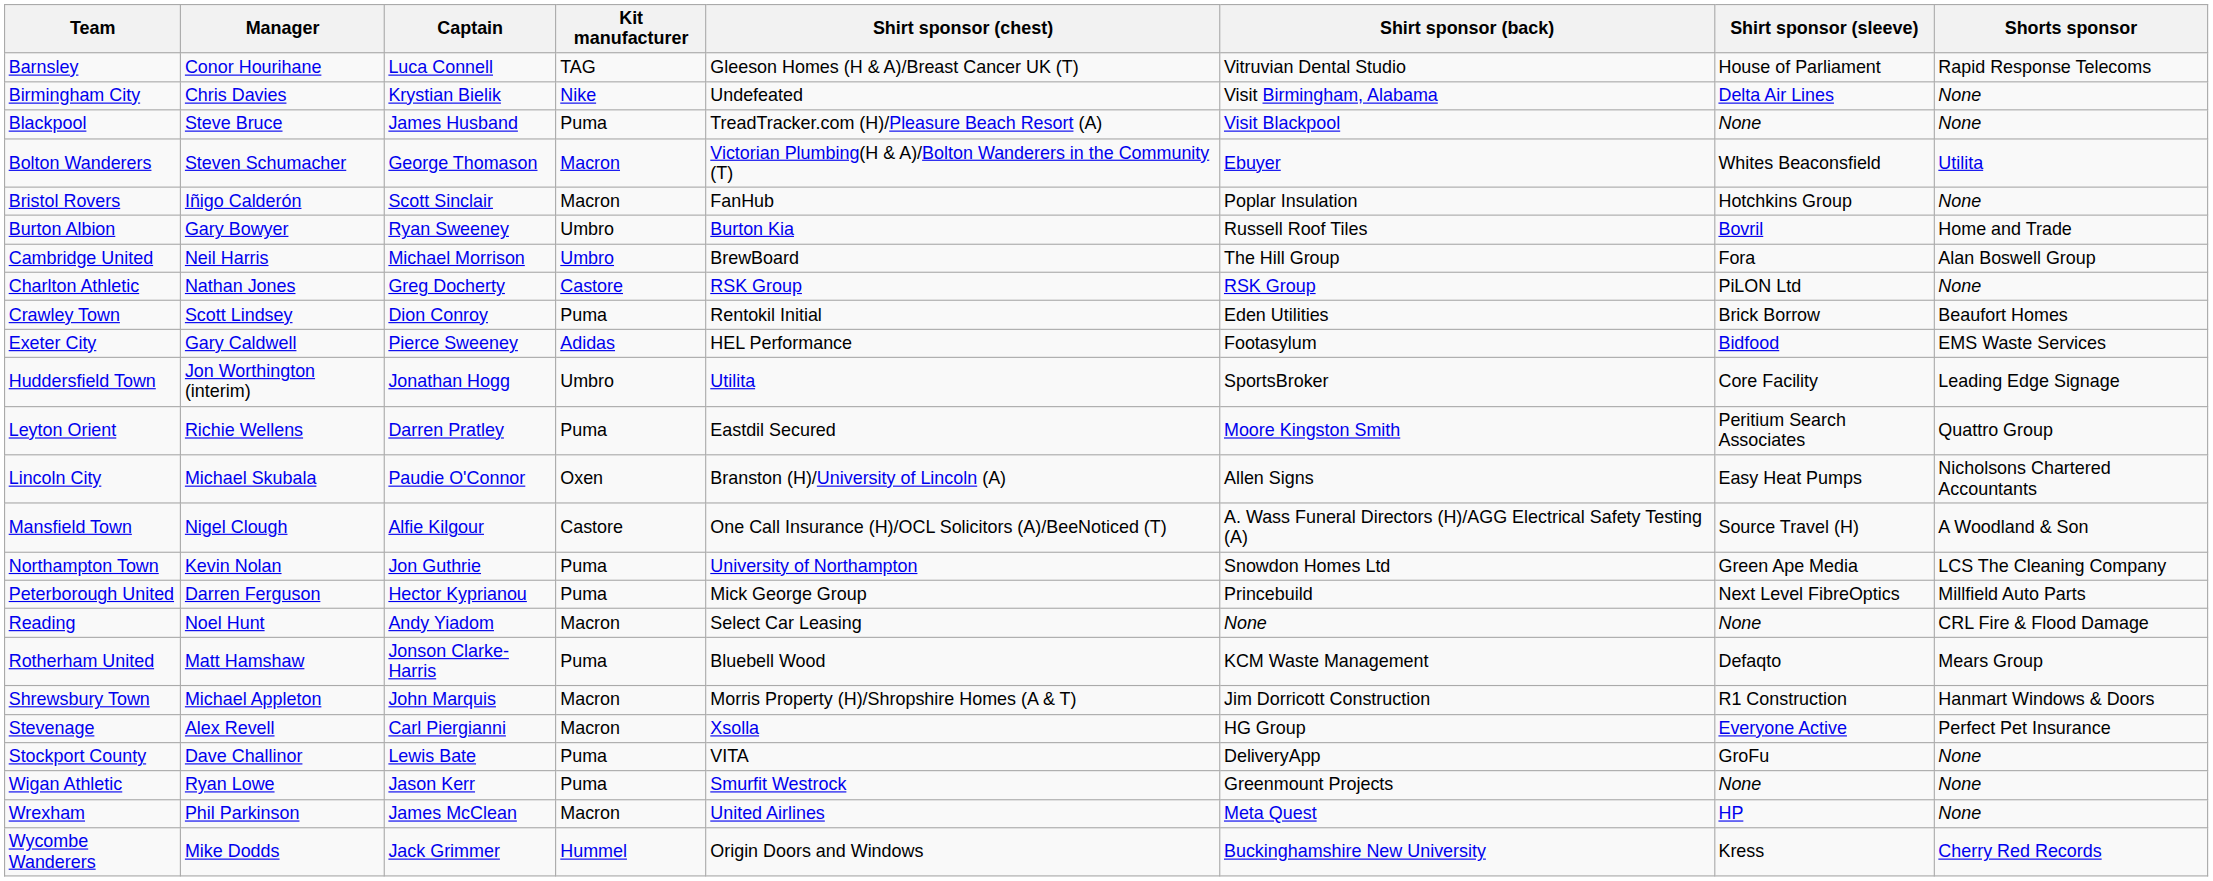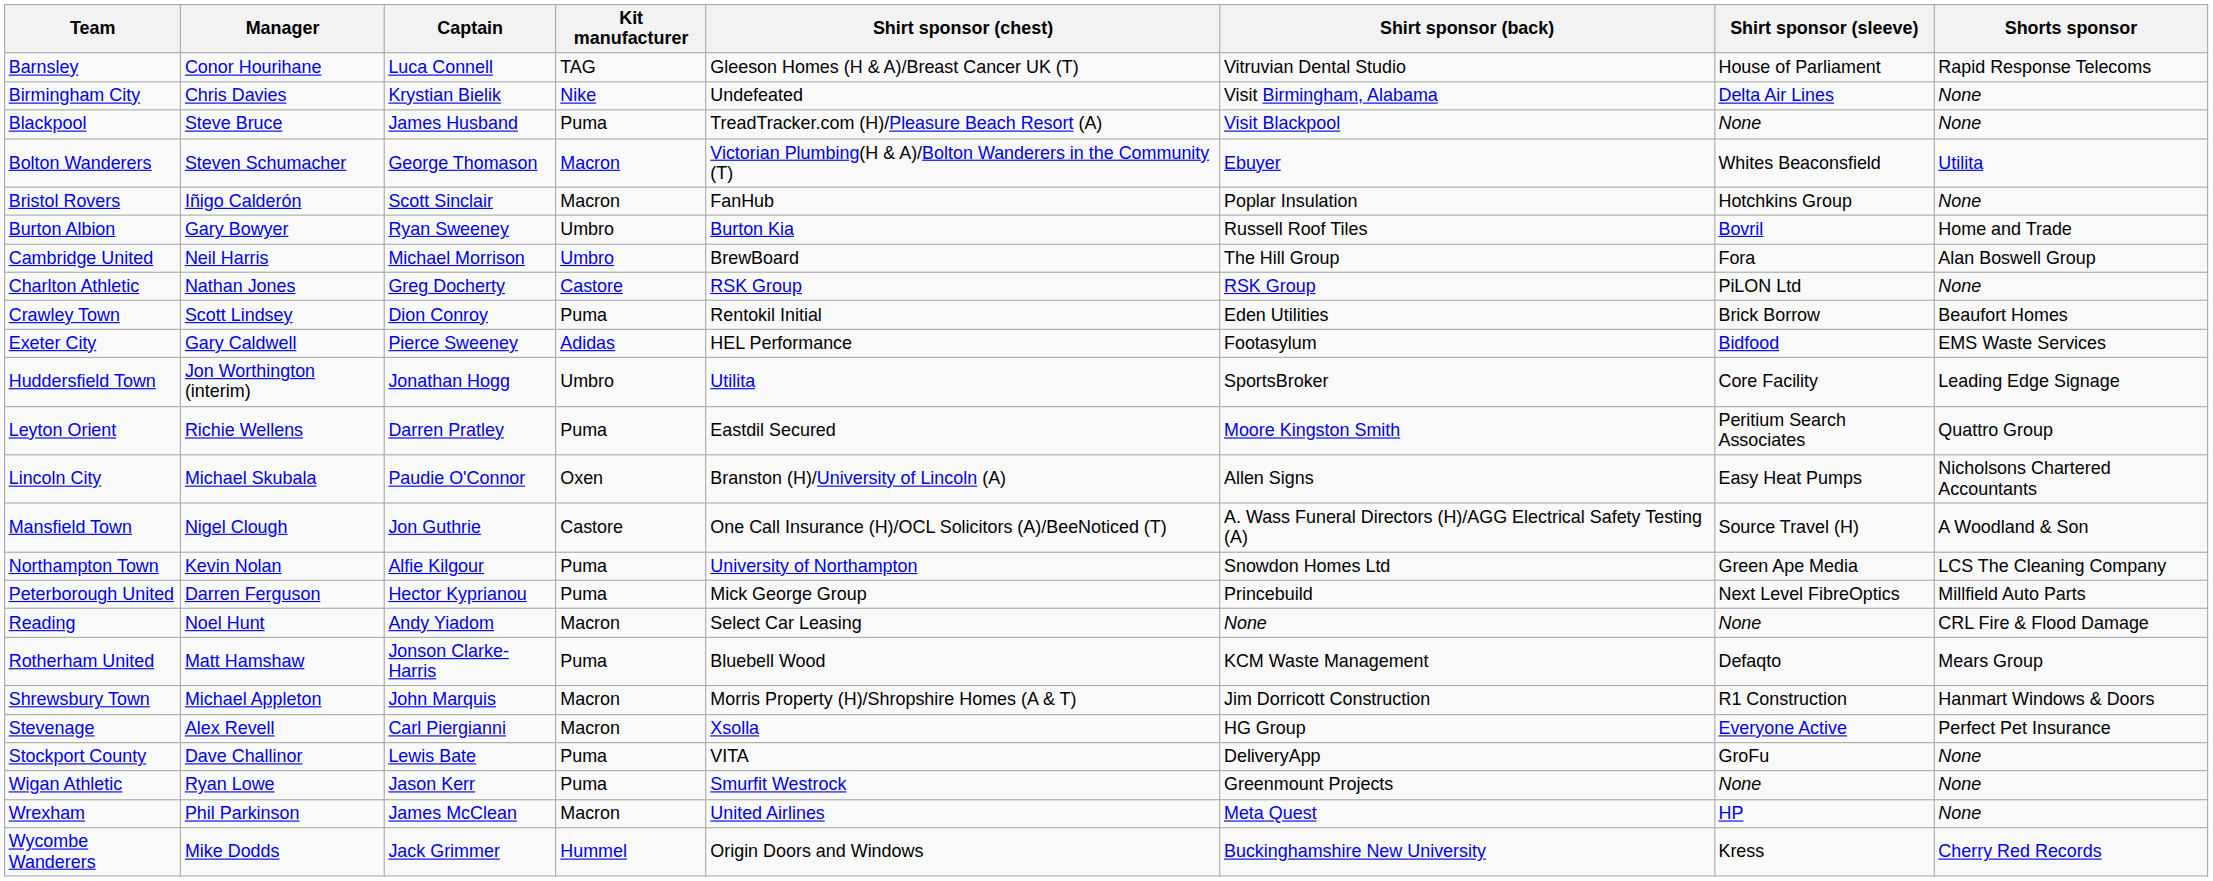(436, 527) Alfie Kilgour -> (435, 527) Jon Guthrie
(435, 565) Jon Guthrie -> (436, 565) Alfie Kilgour
